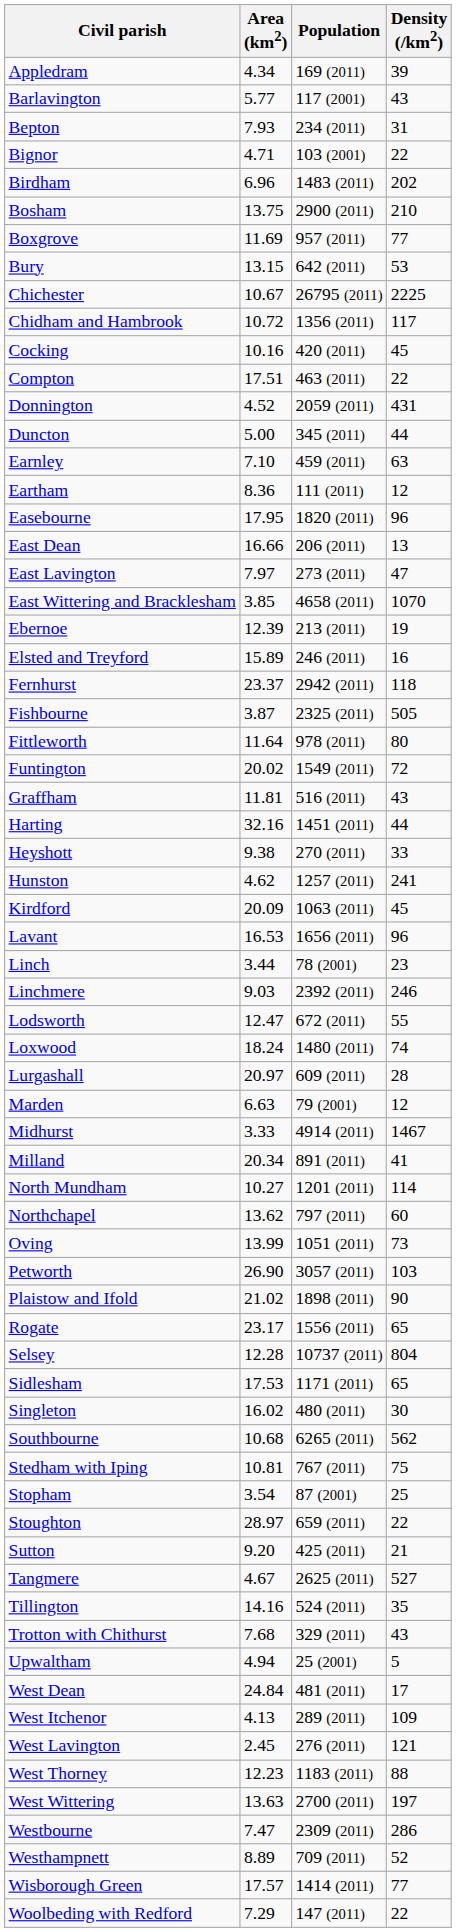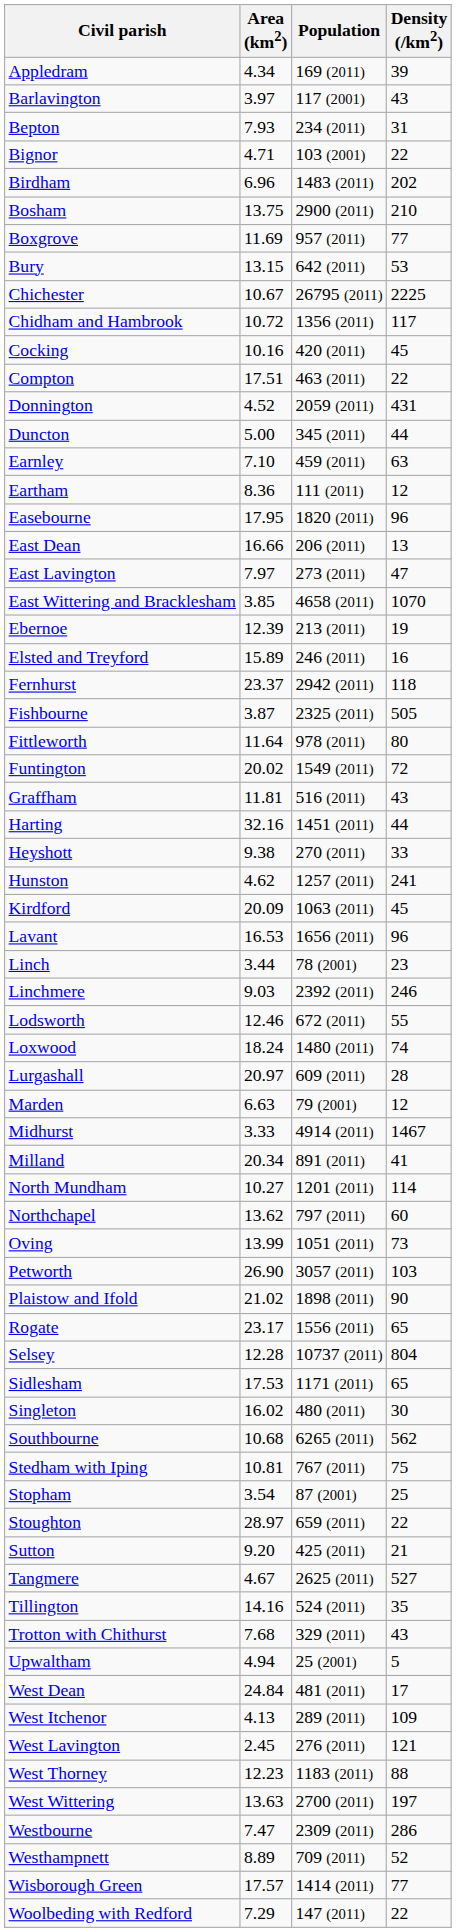(259, 98) 5.77 -> (259, 98) 3.97
(264, 1019) 12.47 -> (264, 1019) 12.46
